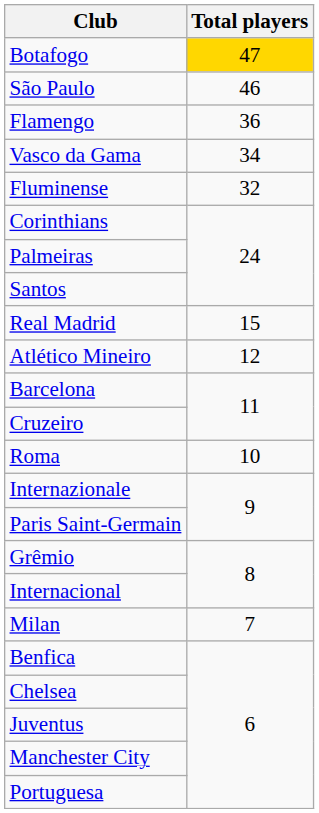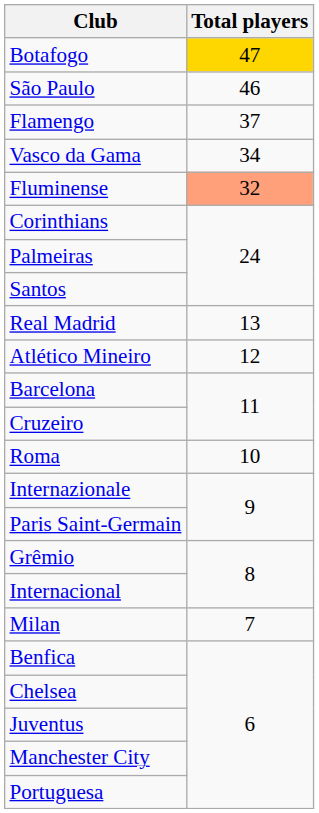(250, 121) 36 -> (250, 121) 37
(250, 188) no background -> (250, 188) lightsalmon background
(250, 322) 15 -> (250, 322) 13
